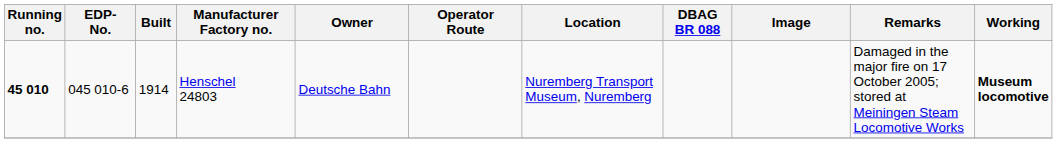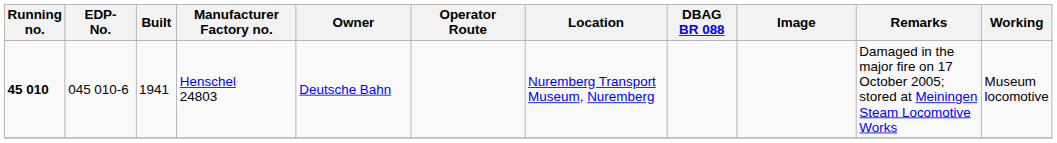(154, 89) 1914 -> (154, 89) 1941
(1013, 89) bold -> (1017, 89) normal
